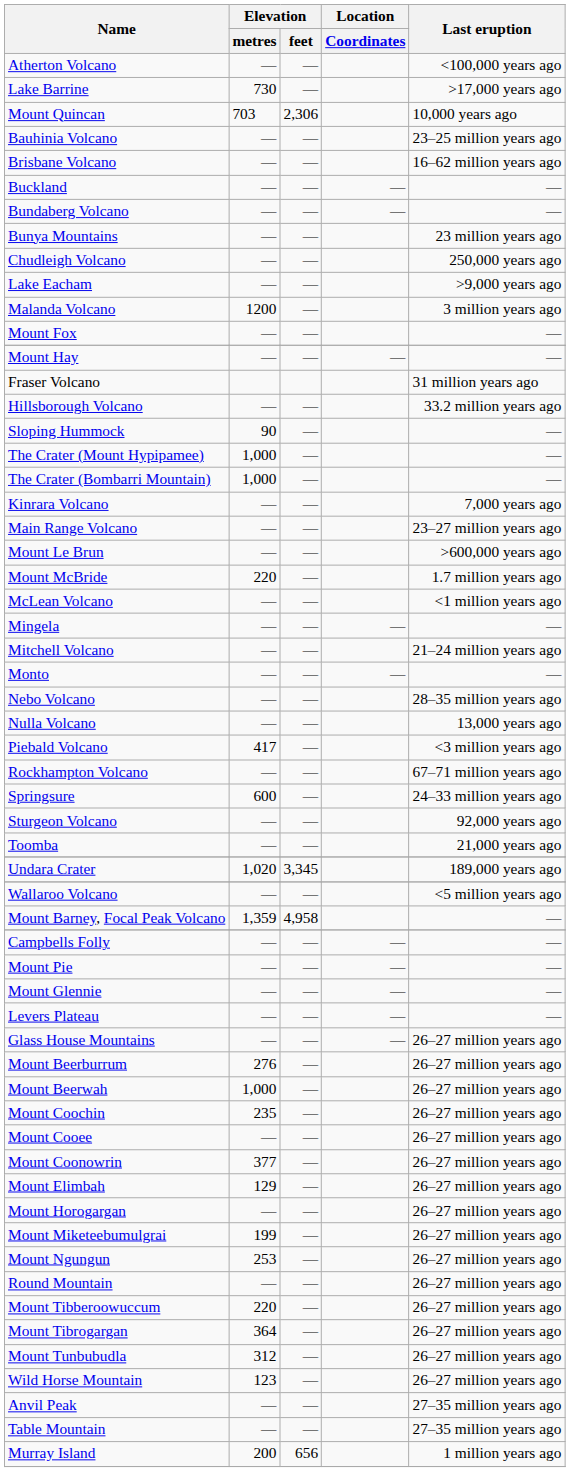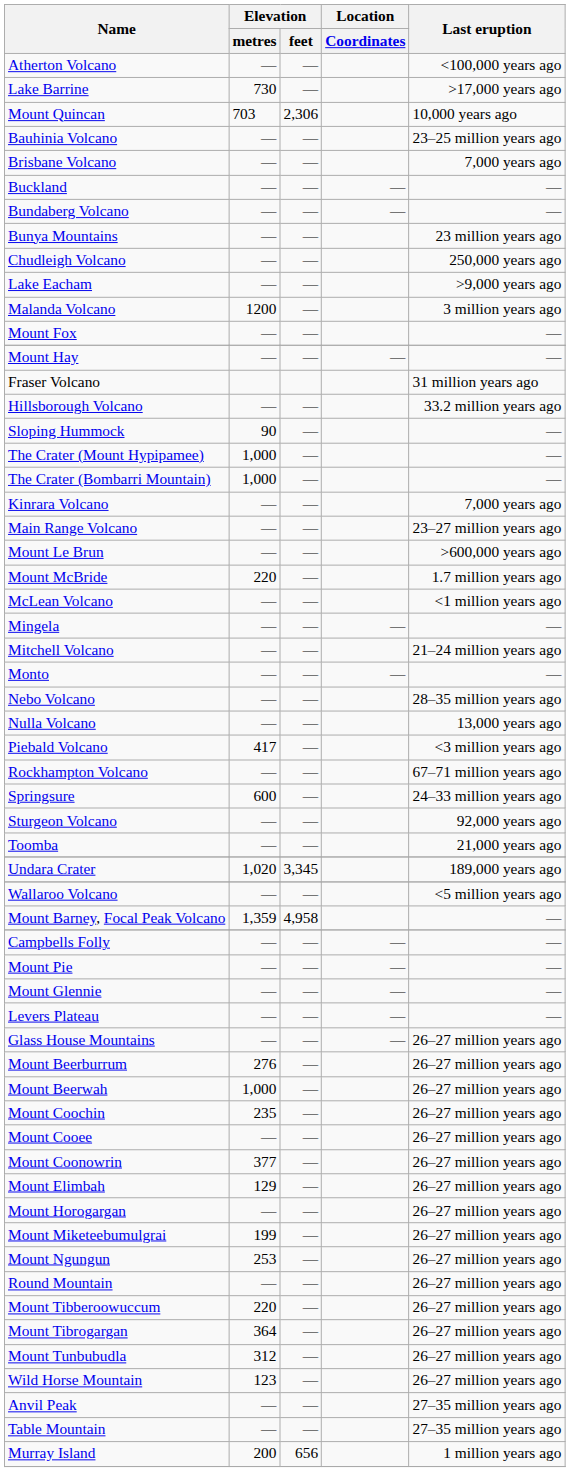(487, 162) 16–62 million years ago -> (513, 162) 7,000 years ago
